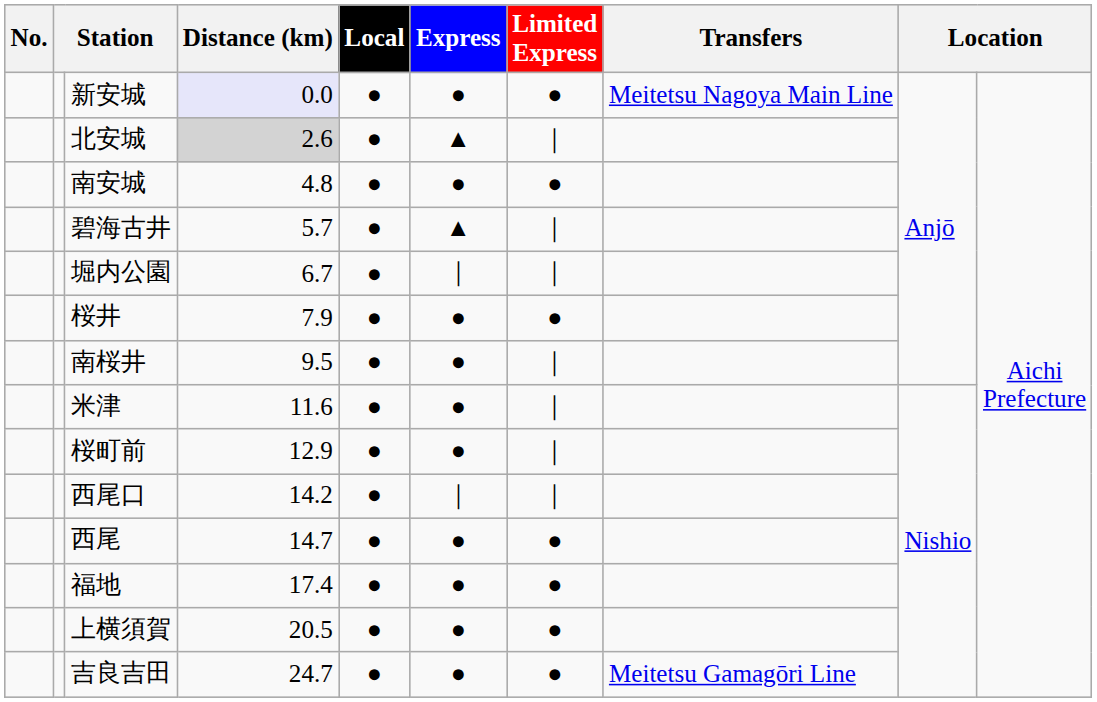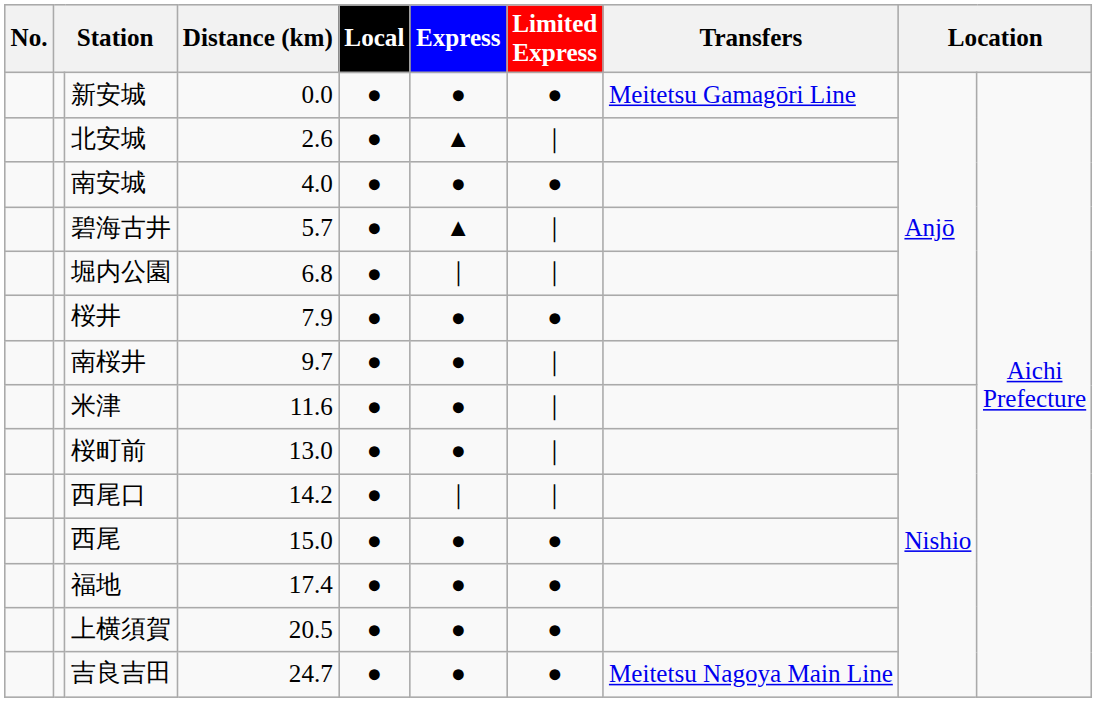(317, 94) lavender background -> (317, 94) no background
(751, 94) Meitetsu Nagoya Main Line -> (732, 94) Meitetsu Gamagōri Line
(317, 139) lightgrey background -> (317, 139) no background
(317, 183) 4.8 -> (317, 183) 4.0
(317, 273) 6.7 -> (317, 273) 6.8
(317, 362) 9.5 -> (317, 362) 9.7
(311, 451) 12.9 -> (311, 451) 13.0
(311, 540) 14.7 -> (311, 540) 15.0
(732, 674) Meitetsu Gamagōri Line -> (751, 674) Meitetsu Nagoya Main Line
